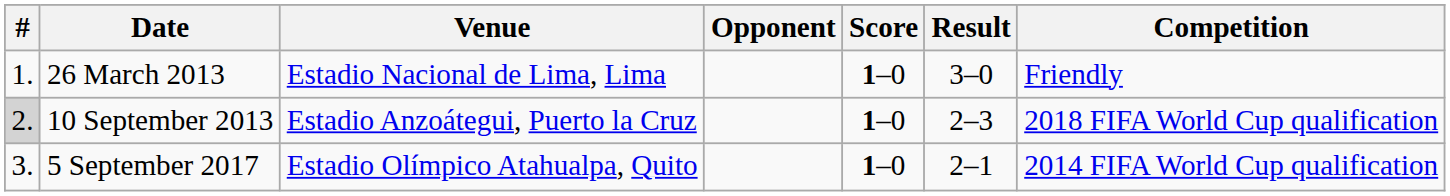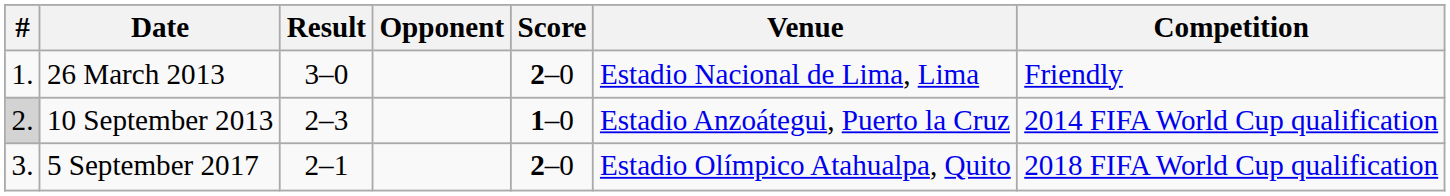columns swapped: (492, 27) <-> (971, 27)
(884, 73) 1–0 -> (552, 73) 2–0
(1231, 119) 2018 FIFA World Cup qualification -> (1231, 119) 2014 FIFA World Cup qualification
(884, 166) 1–0 -> (552, 166) 2–0
(1231, 166) 2014 FIFA World Cup qualification -> (1231, 166) 2018 FIFA World Cup qualification
